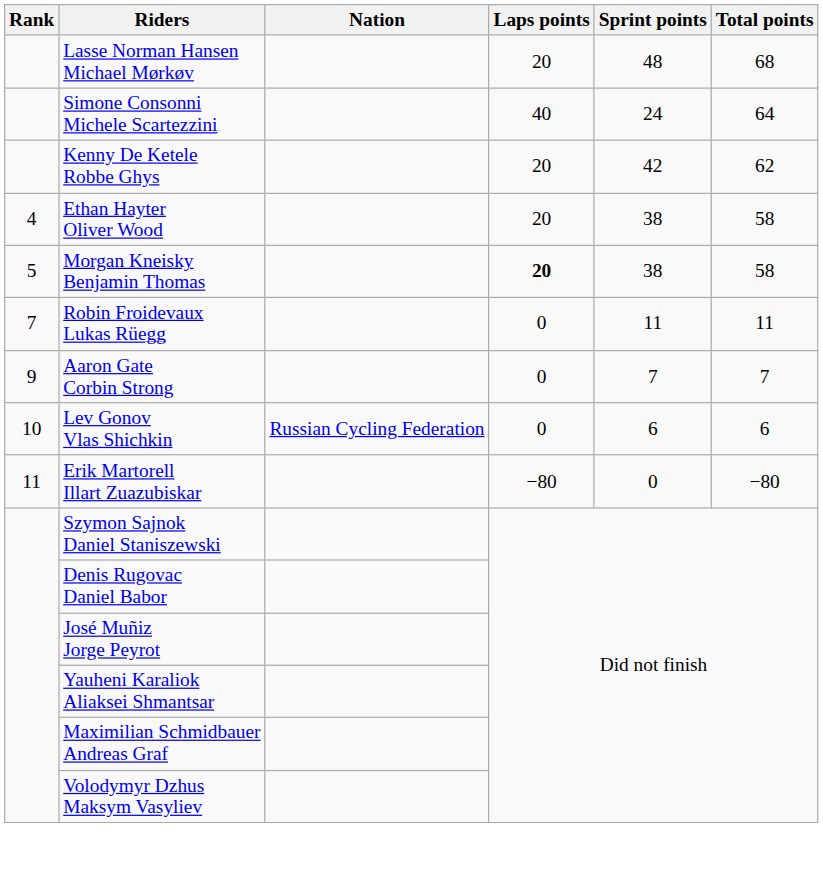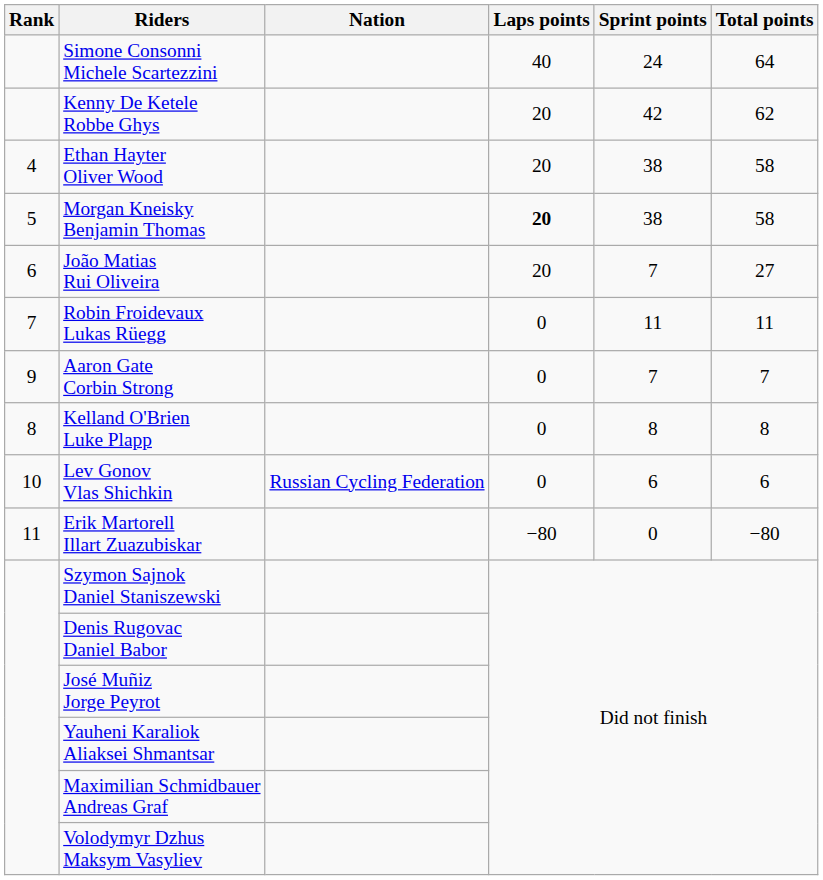- row: (151, 61)
+ row: (111, 271)
+ row: (127, 428)
